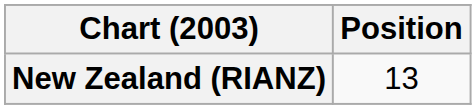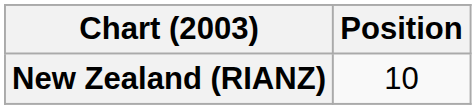(402, 78) 13 -> (402, 78) 10
